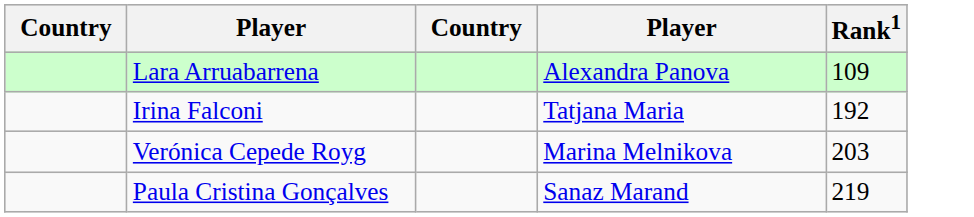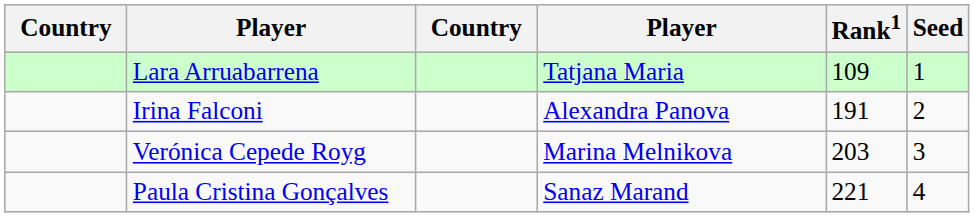+ column: (938, 27)
(636, 71) Alexandra Panova -> (614, 71) Tatjana Maria
(614, 111) Tatjana Maria -> (636, 111) Alexandra Panova
(850, 111) 192 -> (850, 111) 191
(850, 191) 219 -> (850, 191) 221
